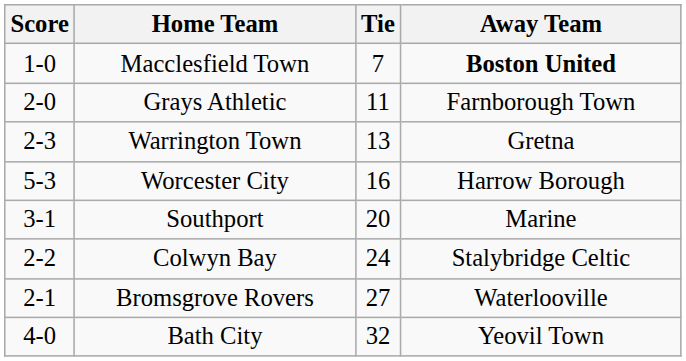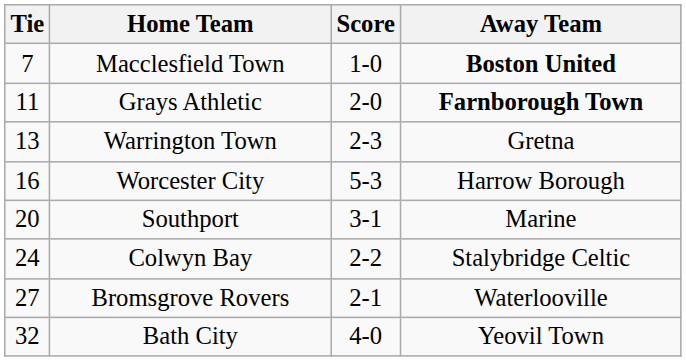columns swapped: (378, 24) <-> (40, 24)
(541, 102) normal -> (541, 102) bold
